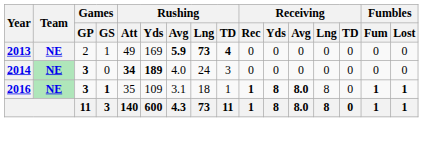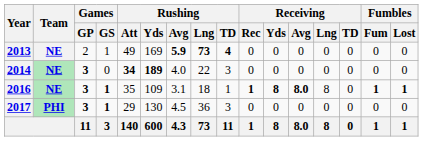(204, 70) 24 -> (204, 70) 22
+ row: (19, 107)
